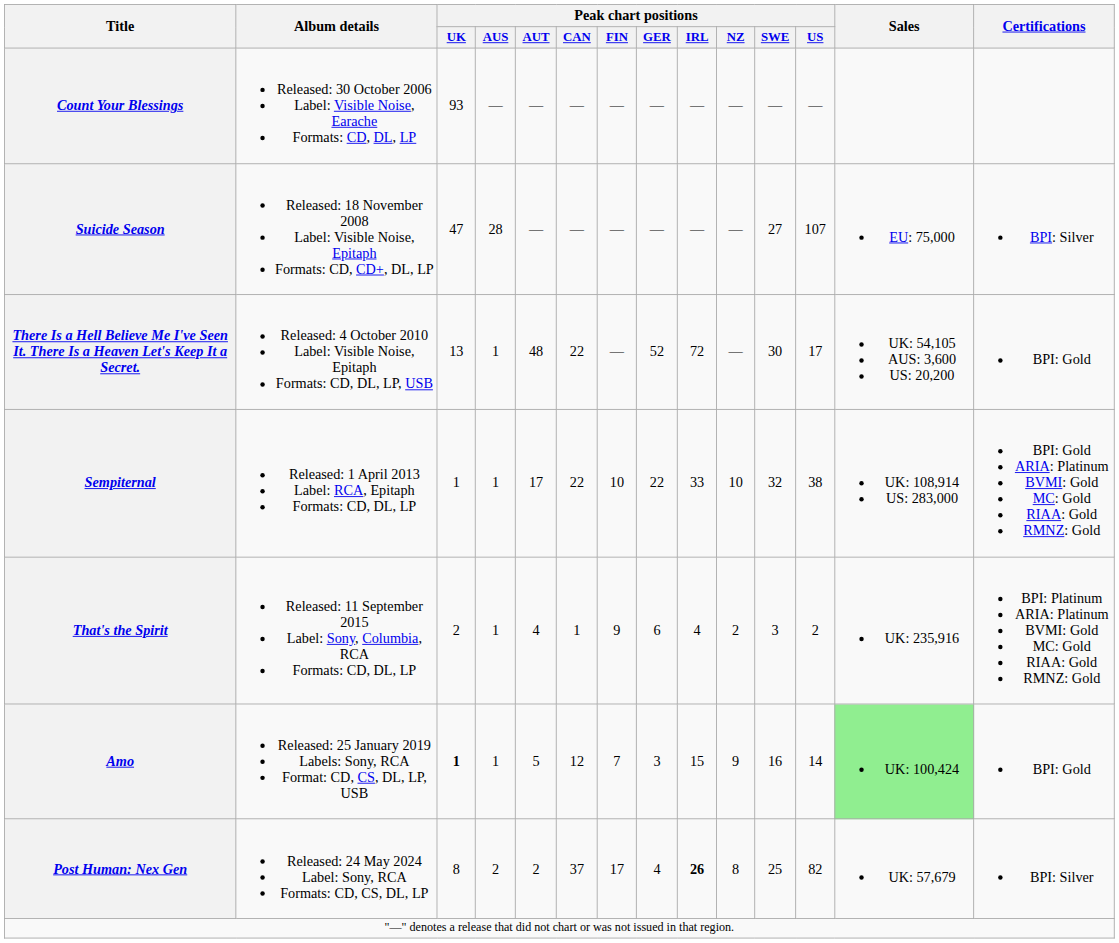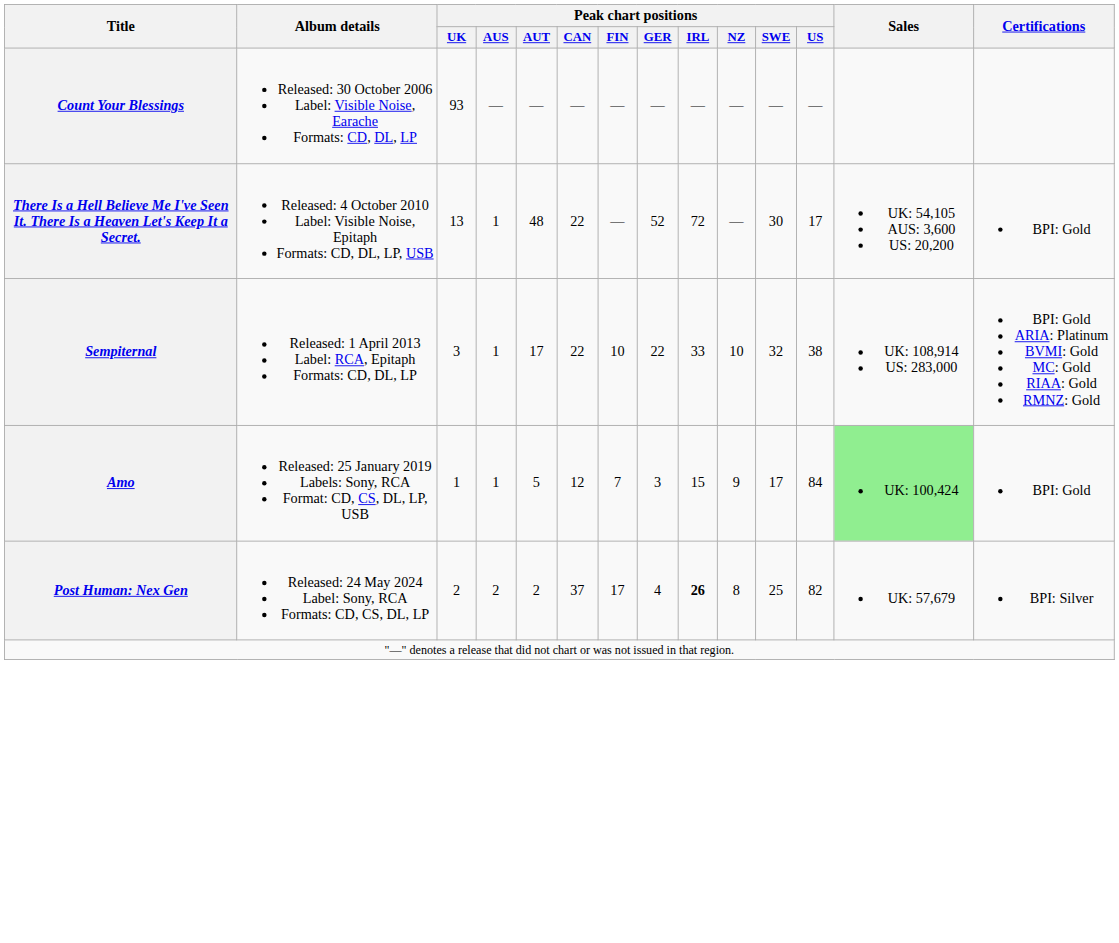- row: (120, 228)
(456, 483) 1 -> (457, 352) 3
- row: (120, 630)
(456, 761) bold -> (457, 483) normal
(775, 761) 16 -> (776, 483) 17
(815, 761) 14 -> (815, 483) 84
(456, 868) 8 -> (457, 590) 2
